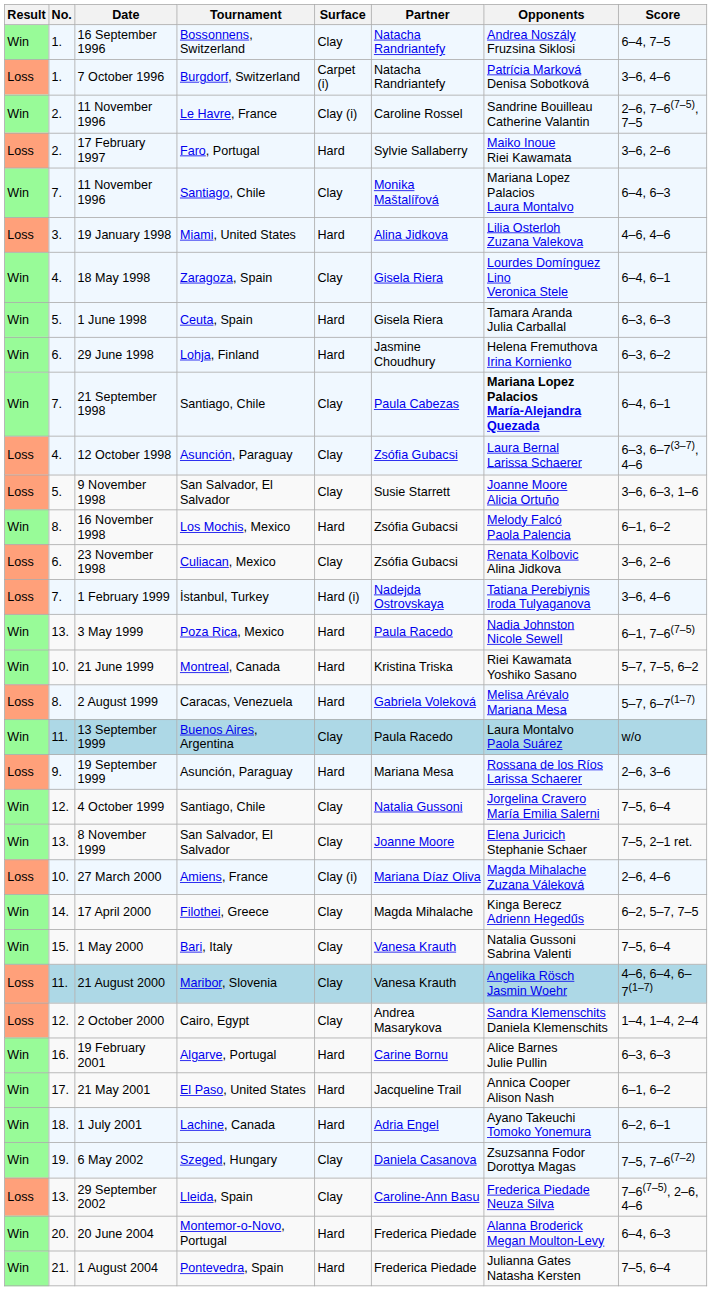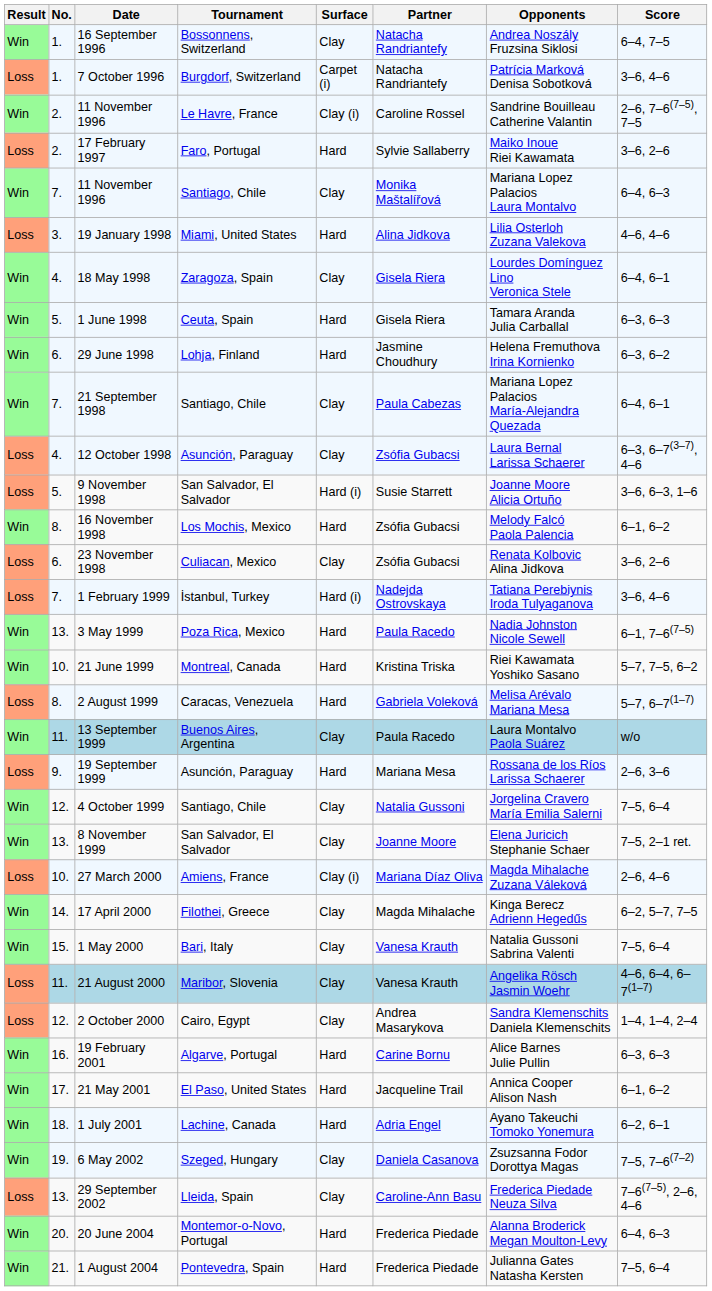(534, 403) bold -> (534, 403) normal
(330, 491) Clay -> (340, 491) Hard (i)
